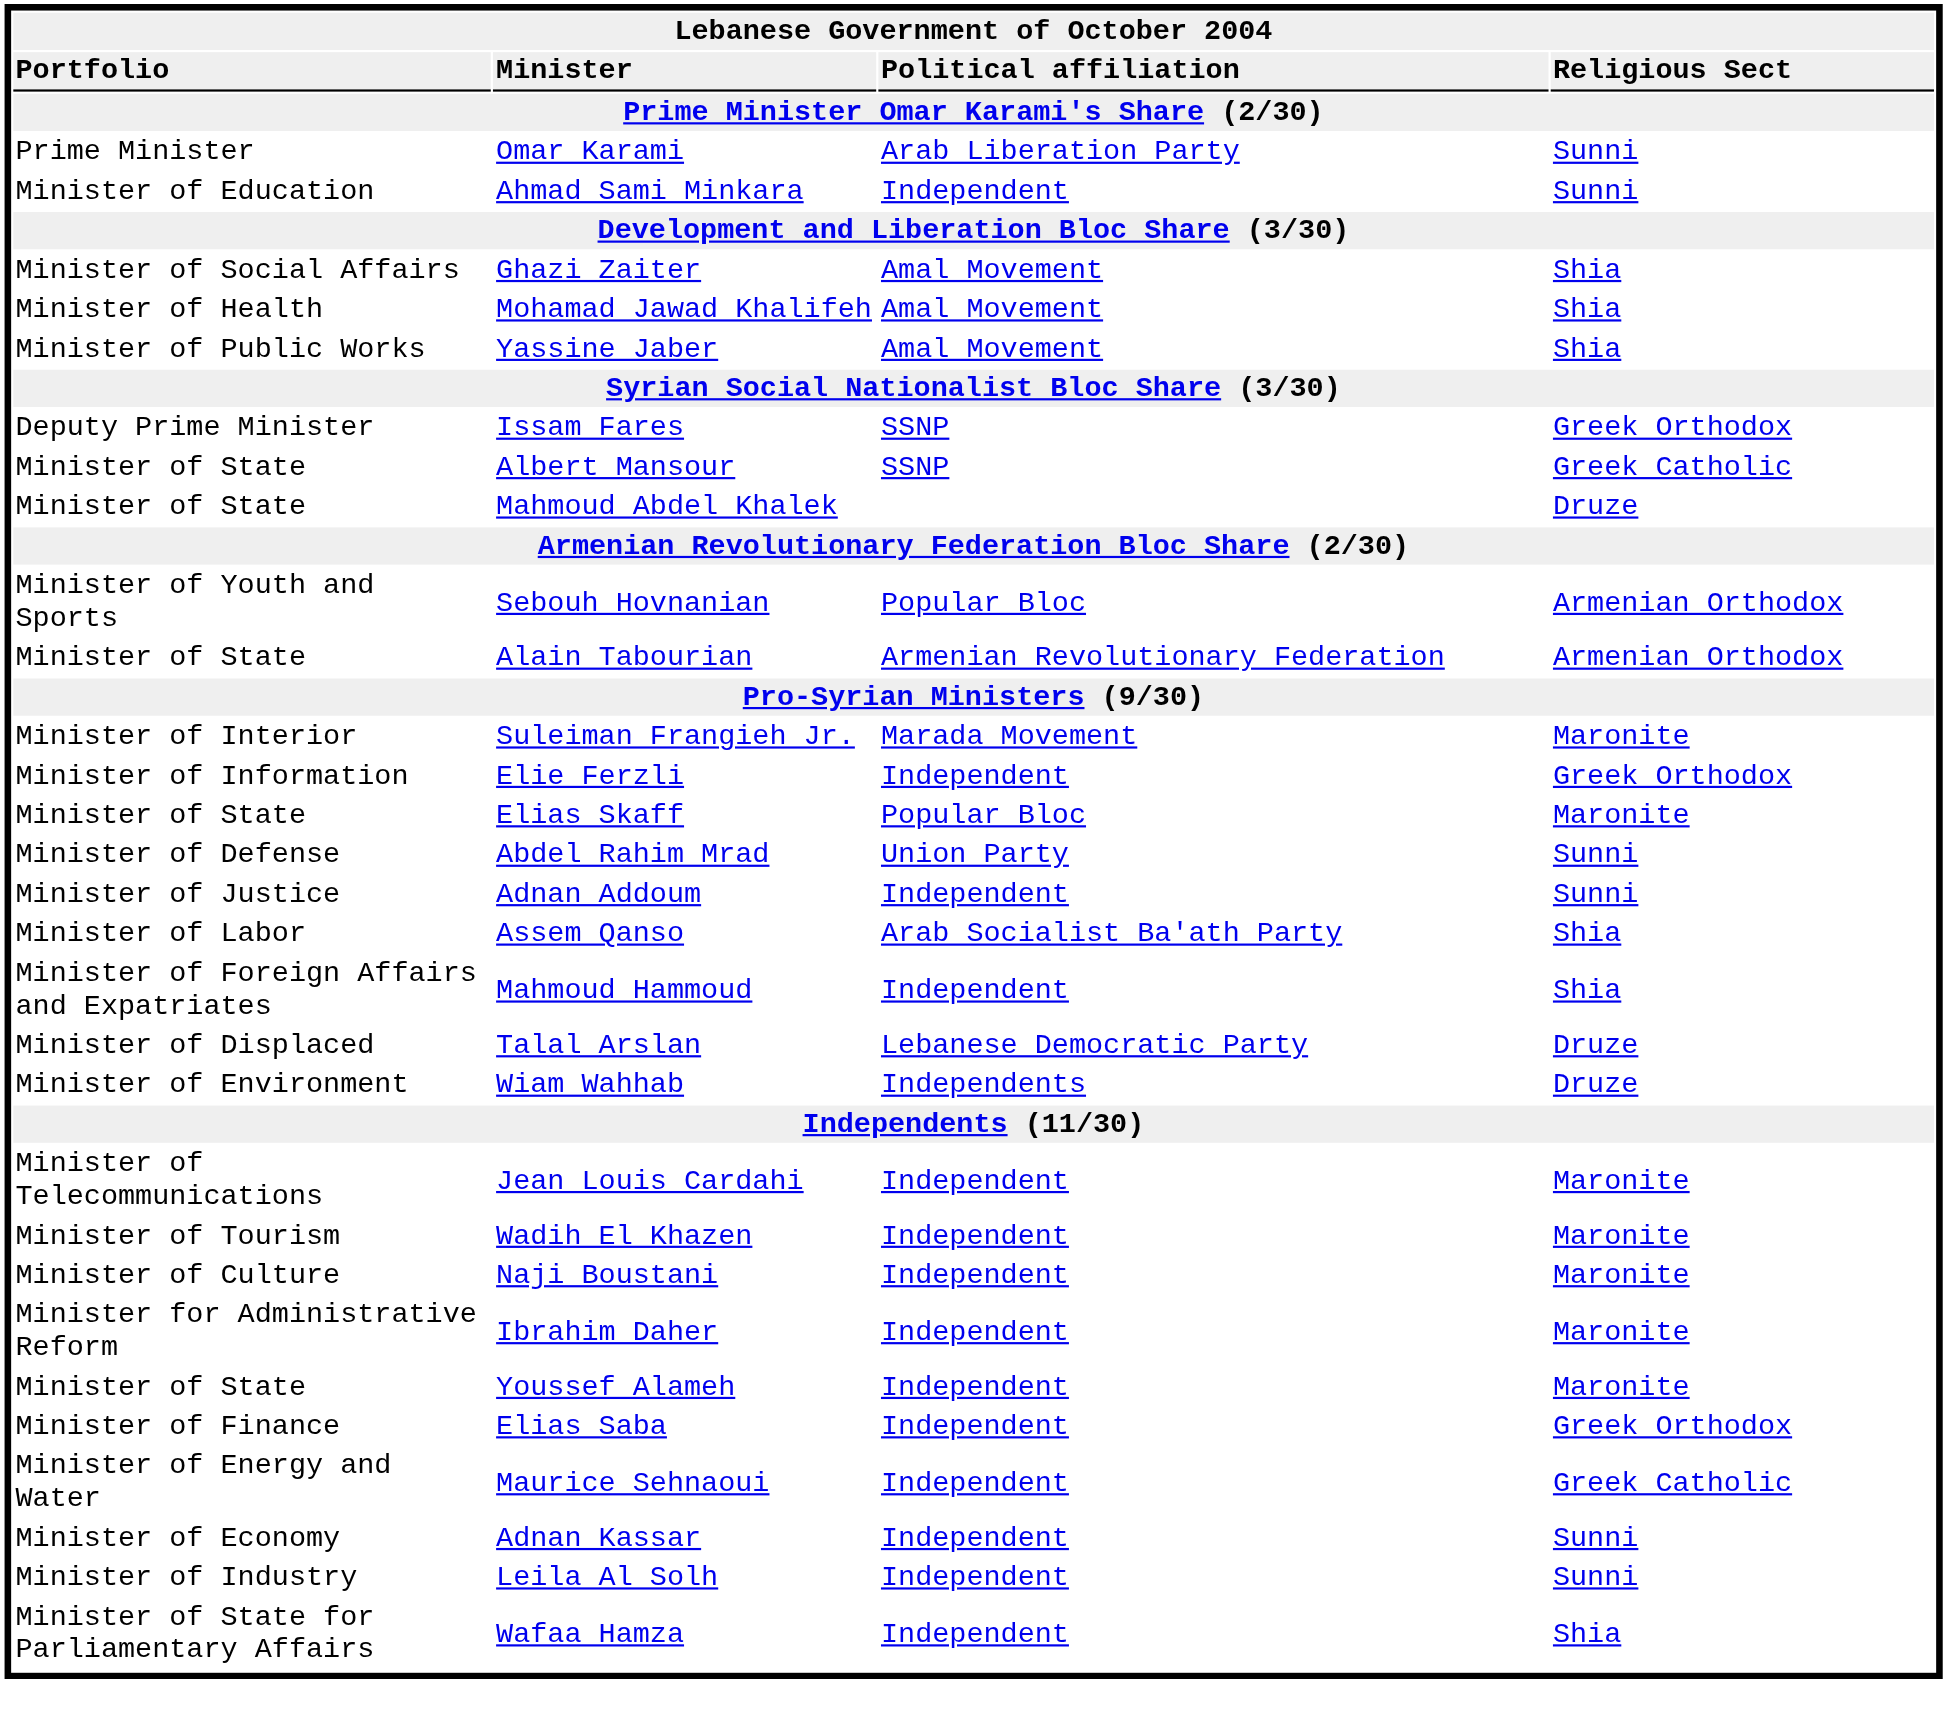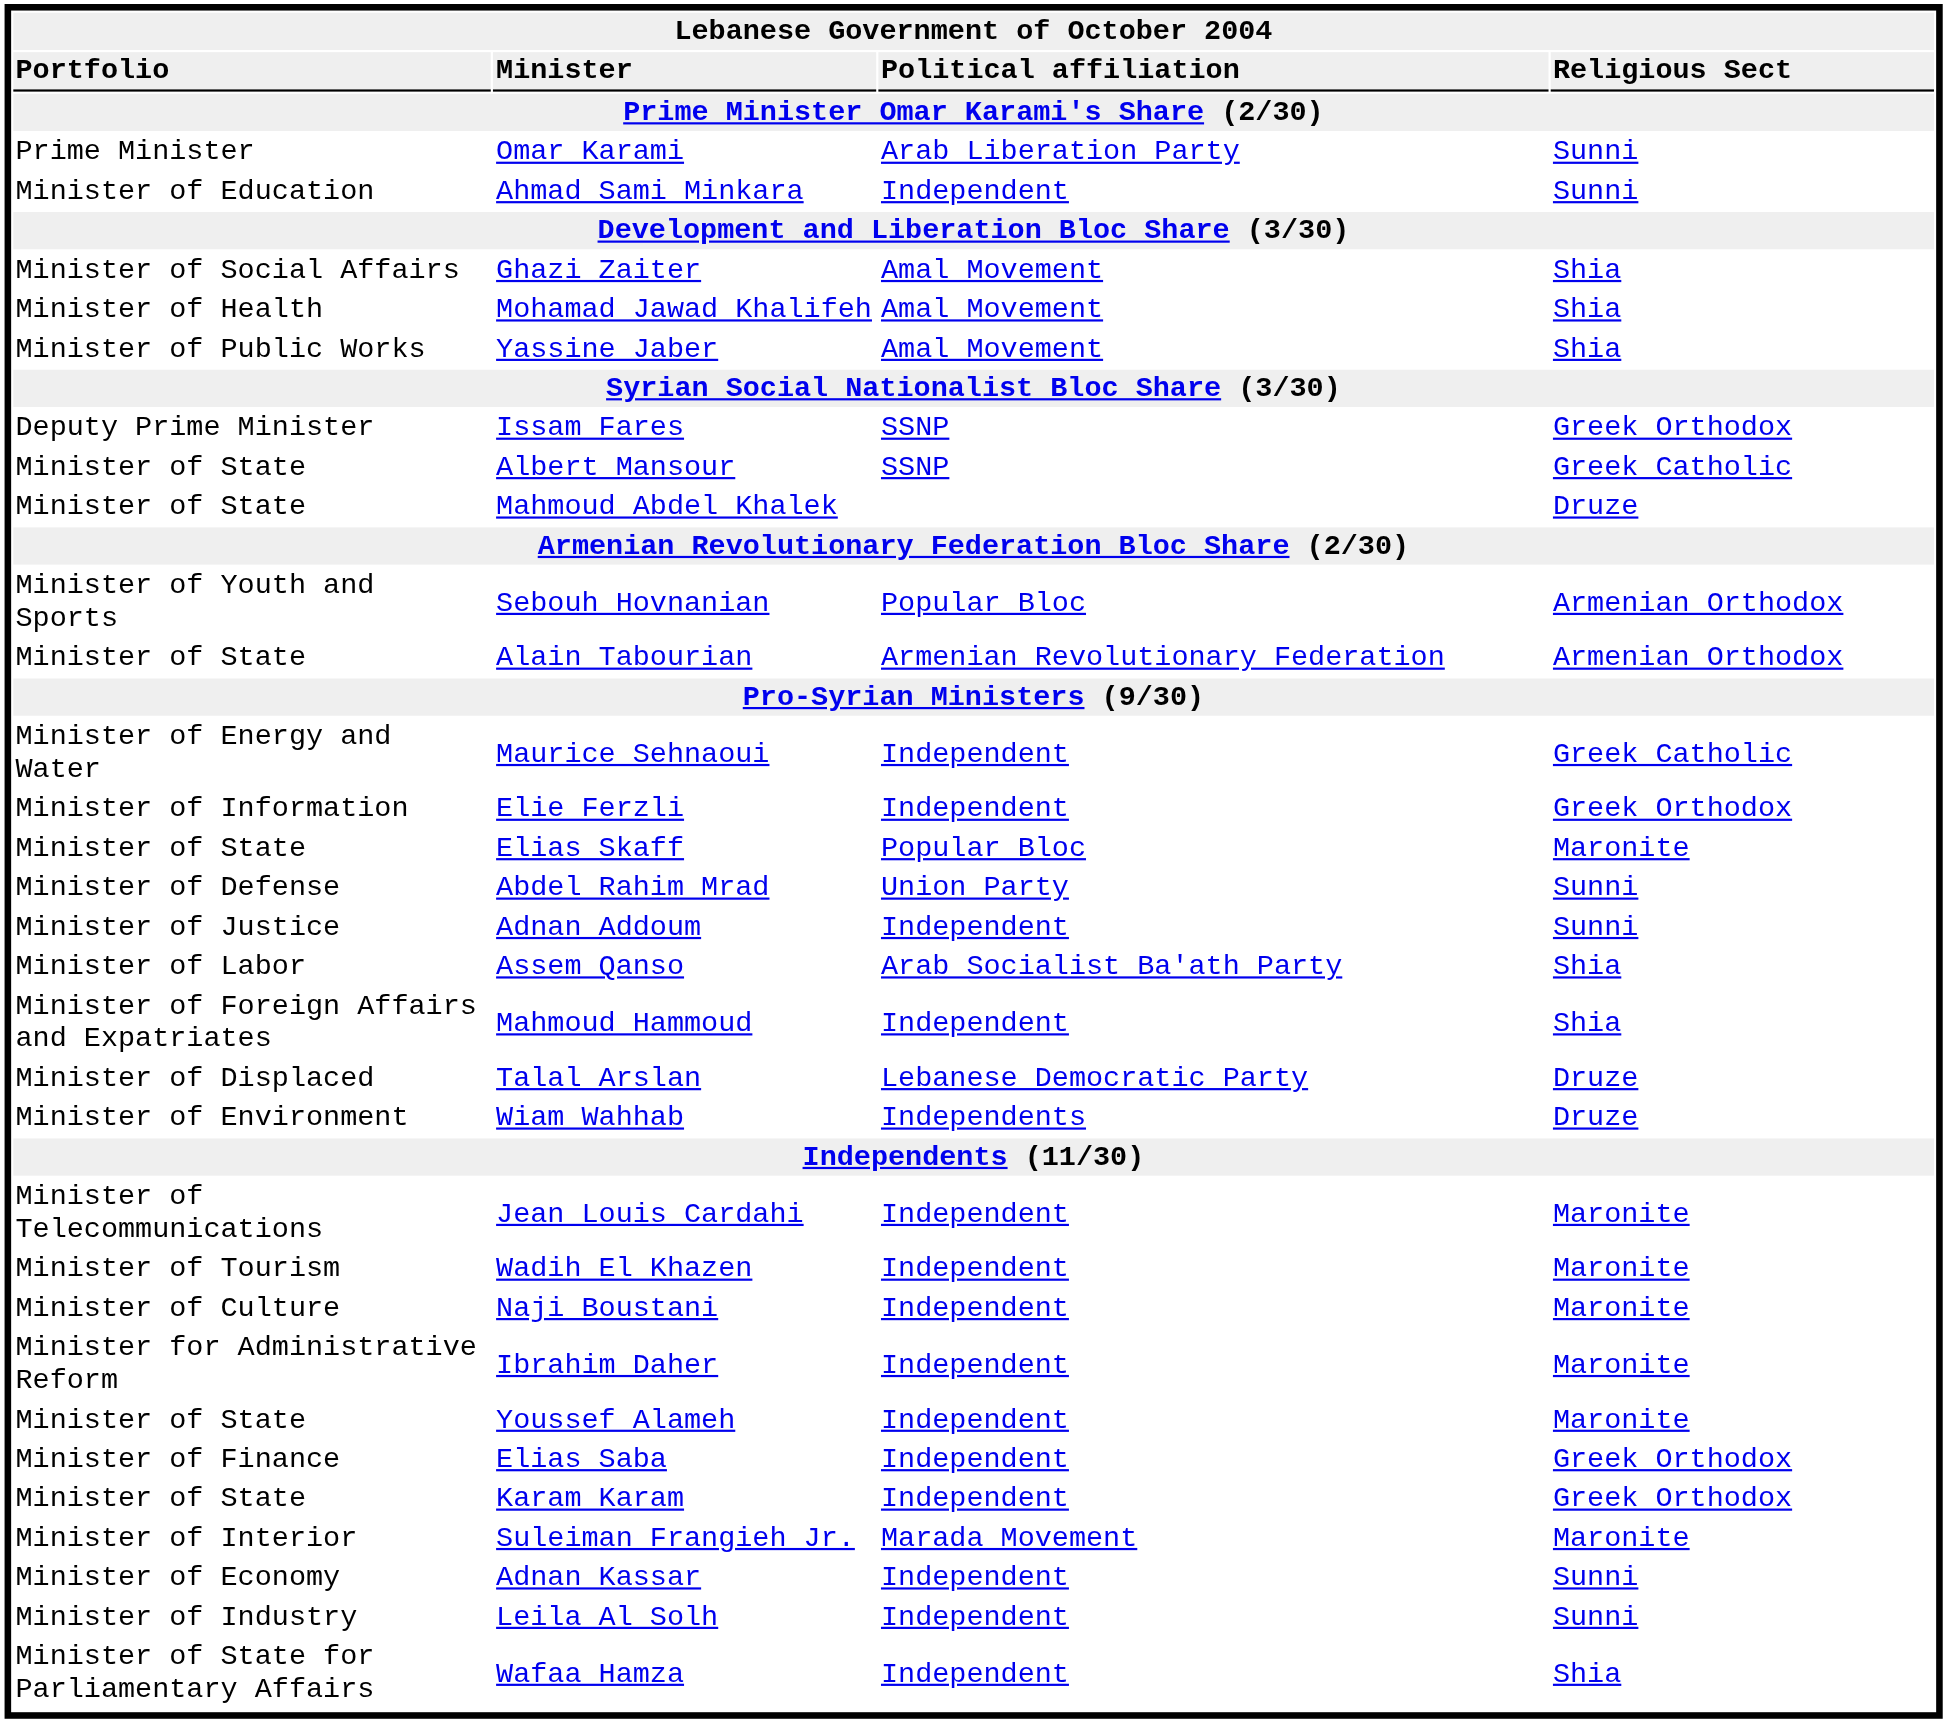rows swapped: (675, 737) <-> (633, 1482)
+ row: (590, 1499)
